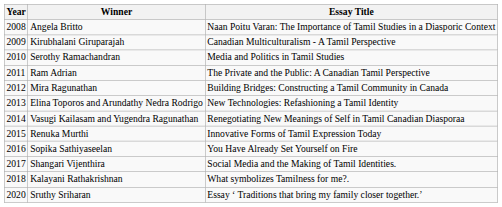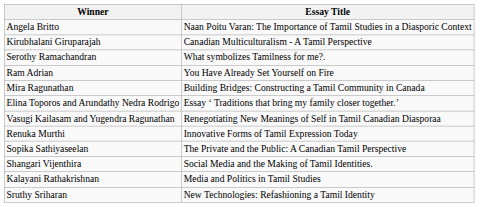- column: (16, 12)
(276, 57) Media and Politics in Tamil Studies -> (255, 57) What symbolizes Tamilness for me?.
(319, 73) The Private and the Public: A Canadian Tamil Perspective -> (259, 73) You Have Already Set Yourself on Fire
(303, 103) New Technologies: Refashioning a Tamil Identity -> (291, 103) Essay ‘ Traditions that bring my family closer together.’
(282, 149) You Have Already Set Yourself on Fire -> (295, 149) The Private and the Public: A Canadian Tamil Perspective
(278, 179) What symbolizes Tamilness for me?. -> (252, 179) Media and Politics in Tamil Studies
(315, 194) Essay ‘ Traditions that bring my family closer together.’ -> (279, 194) New Technologies: Refashioning a Tamil Identity
